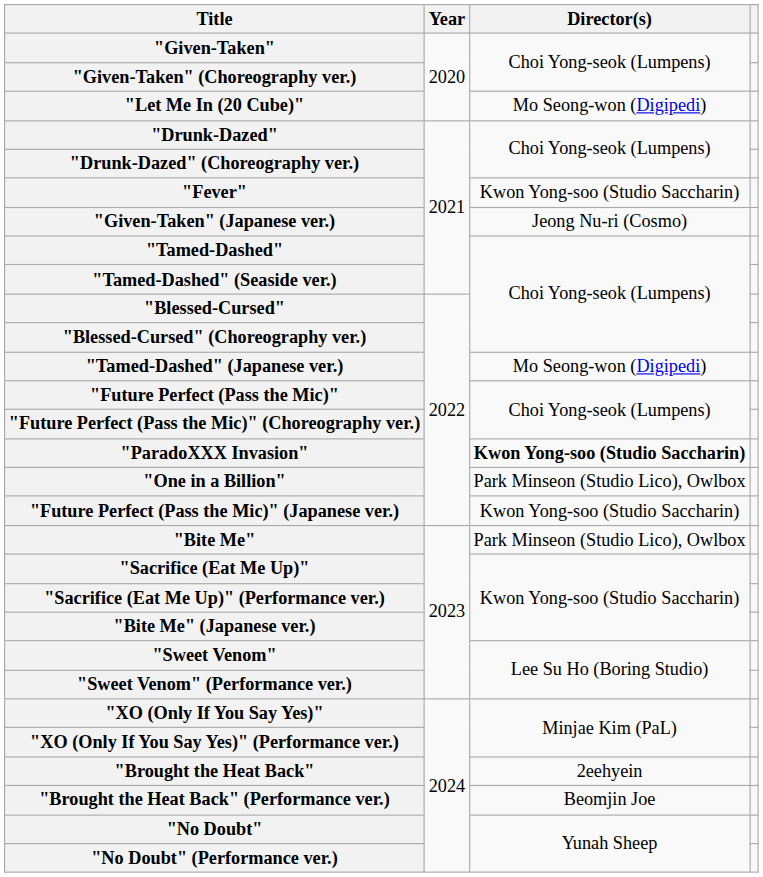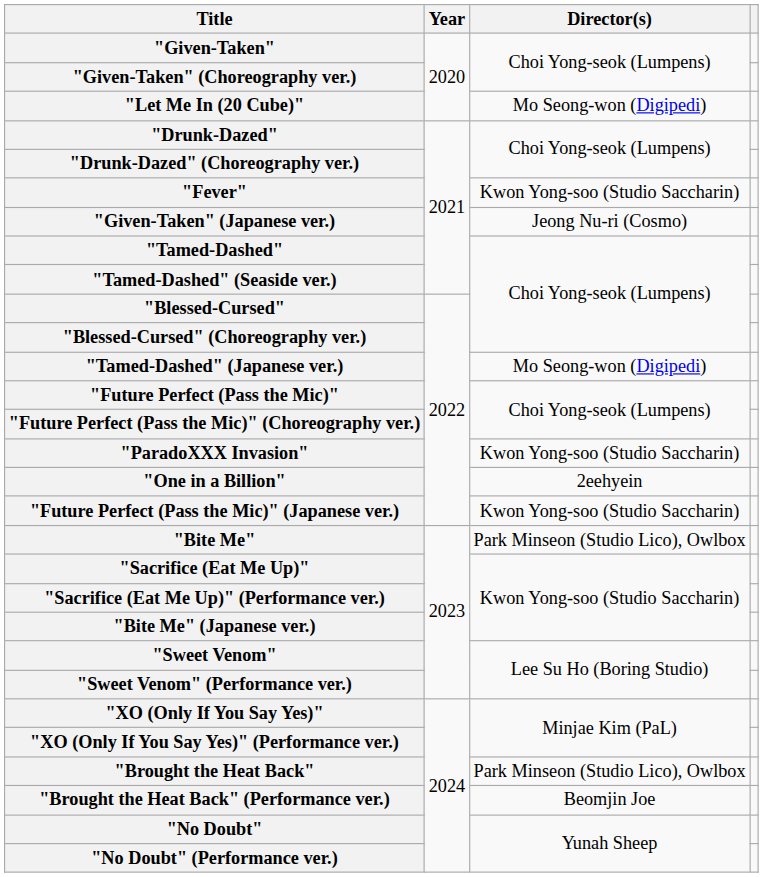(610, 452) bold -> (610, 452) normal
(610, 481) Park Minseon (Studio Lico), Owlbox -> (610, 481) 2eehyein
(610, 771) 2eehyein -> (610, 771) Park Minseon (Studio Lico), Owlbox
